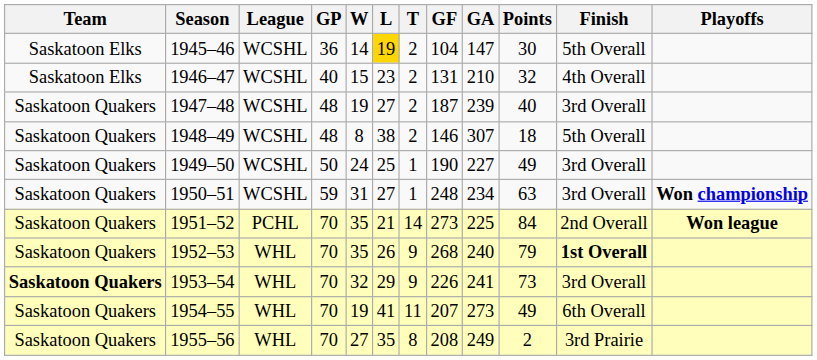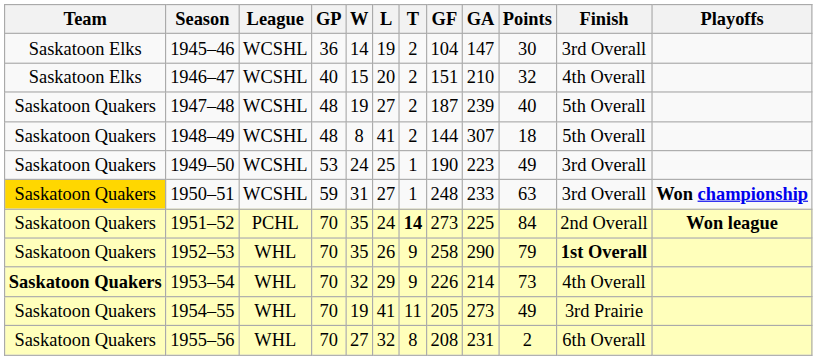(386, 48) gold background -> (386, 48) no background
(604, 48) 5th Overall -> (604, 48) 3rd Overall
(386, 77) 23 -> (386, 77) 20
(444, 77) 131 -> (444, 77) 151
(604, 106) 3rd Overall -> (604, 106) 5th Overall
(386, 135) 38 -> (386, 135) 41
(444, 135) 146 -> (444, 135) 144
(329, 164) 50 -> (329, 164) 53
(480, 164) 227 -> (480, 164) 223
(85, 194) no background -> (85, 194) gold background
(480, 194) 234 -> (480, 194) 233
(386, 223) 21 -> (386, 223) 24
(413, 223) normal -> (413, 223) bold
(444, 252) 268 -> (444, 252) 258
(480, 252) 240 -> (480, 252) 290
(480, 281) 241 -> (480, 281) 214
(604, 281) 3rd Overall -> (604, 281) 4th Overall
(444, 310) 207 -> (444, 310) 205
(604, 310) 6th Overall -> (604, 310) 3rd Prairie
(386, 340) 35 -> (386, 340) 32
(480, 340) 249 -> (480, 340) 231
(604, 340) 3rd Prairie -> (604, 340) 6th Overall
